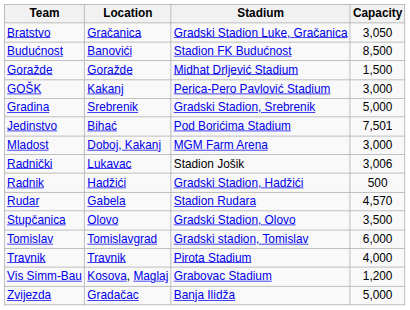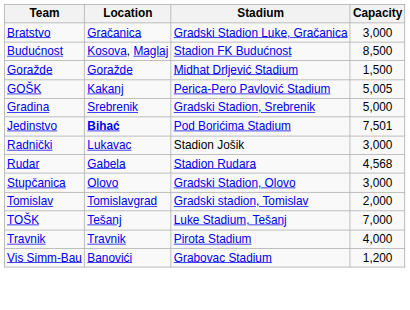(378, 32) 3,050 -> (378, 32) 3,000
(110, 51) Banovići -> (128, 51) Kosova, Maglaj
(378, 88) 3,000 -> (378, 88) 5,005
(102, 126) normal -> (103, 126) bold
- row: (28, 145)
(378, 164) 3,006 -> (378, 145) 3,000
- row: (26, 182)
(378, 201) 4,570 -> (378, 164) 4,568
(378, 220) 3,500 -> (378, 182) 3,000
(378, 239) 6,000 -> (378, 201) 2,000
+ row: (23, 220)
(128, 276) Kosova, Maglaj -> (110, 257) Banovići
- row: (29, 295)
